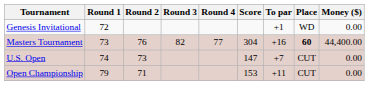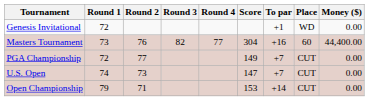(307, 42) bold -> (307, 42) normal
+ row: (44, 58)
(279, 73) +11 -> (279, 88) +14
